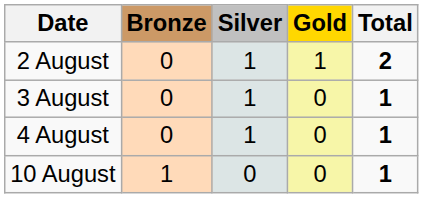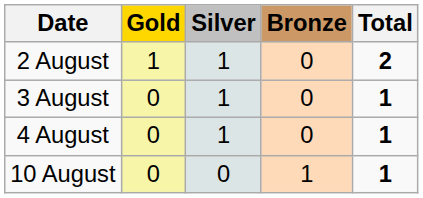columns swapped: (320, 23) <-> (167, 23)
